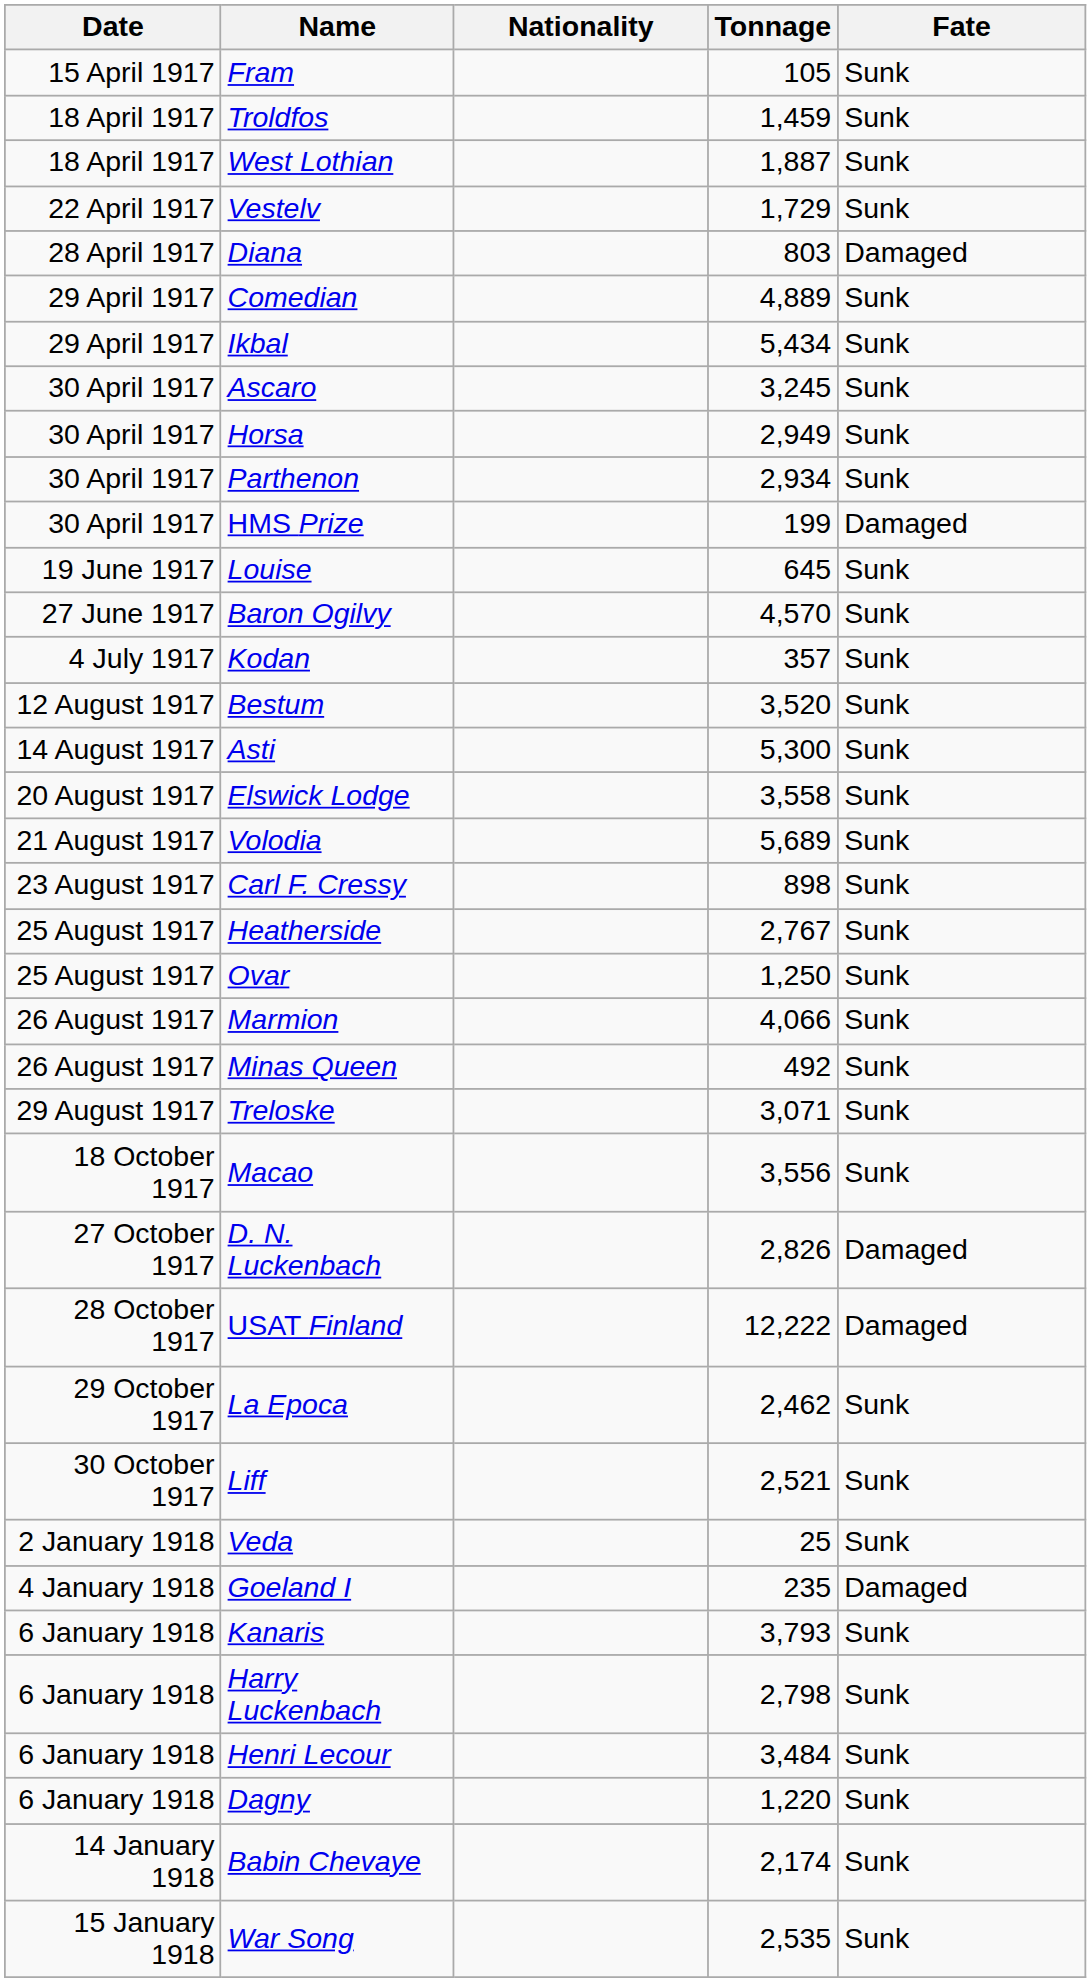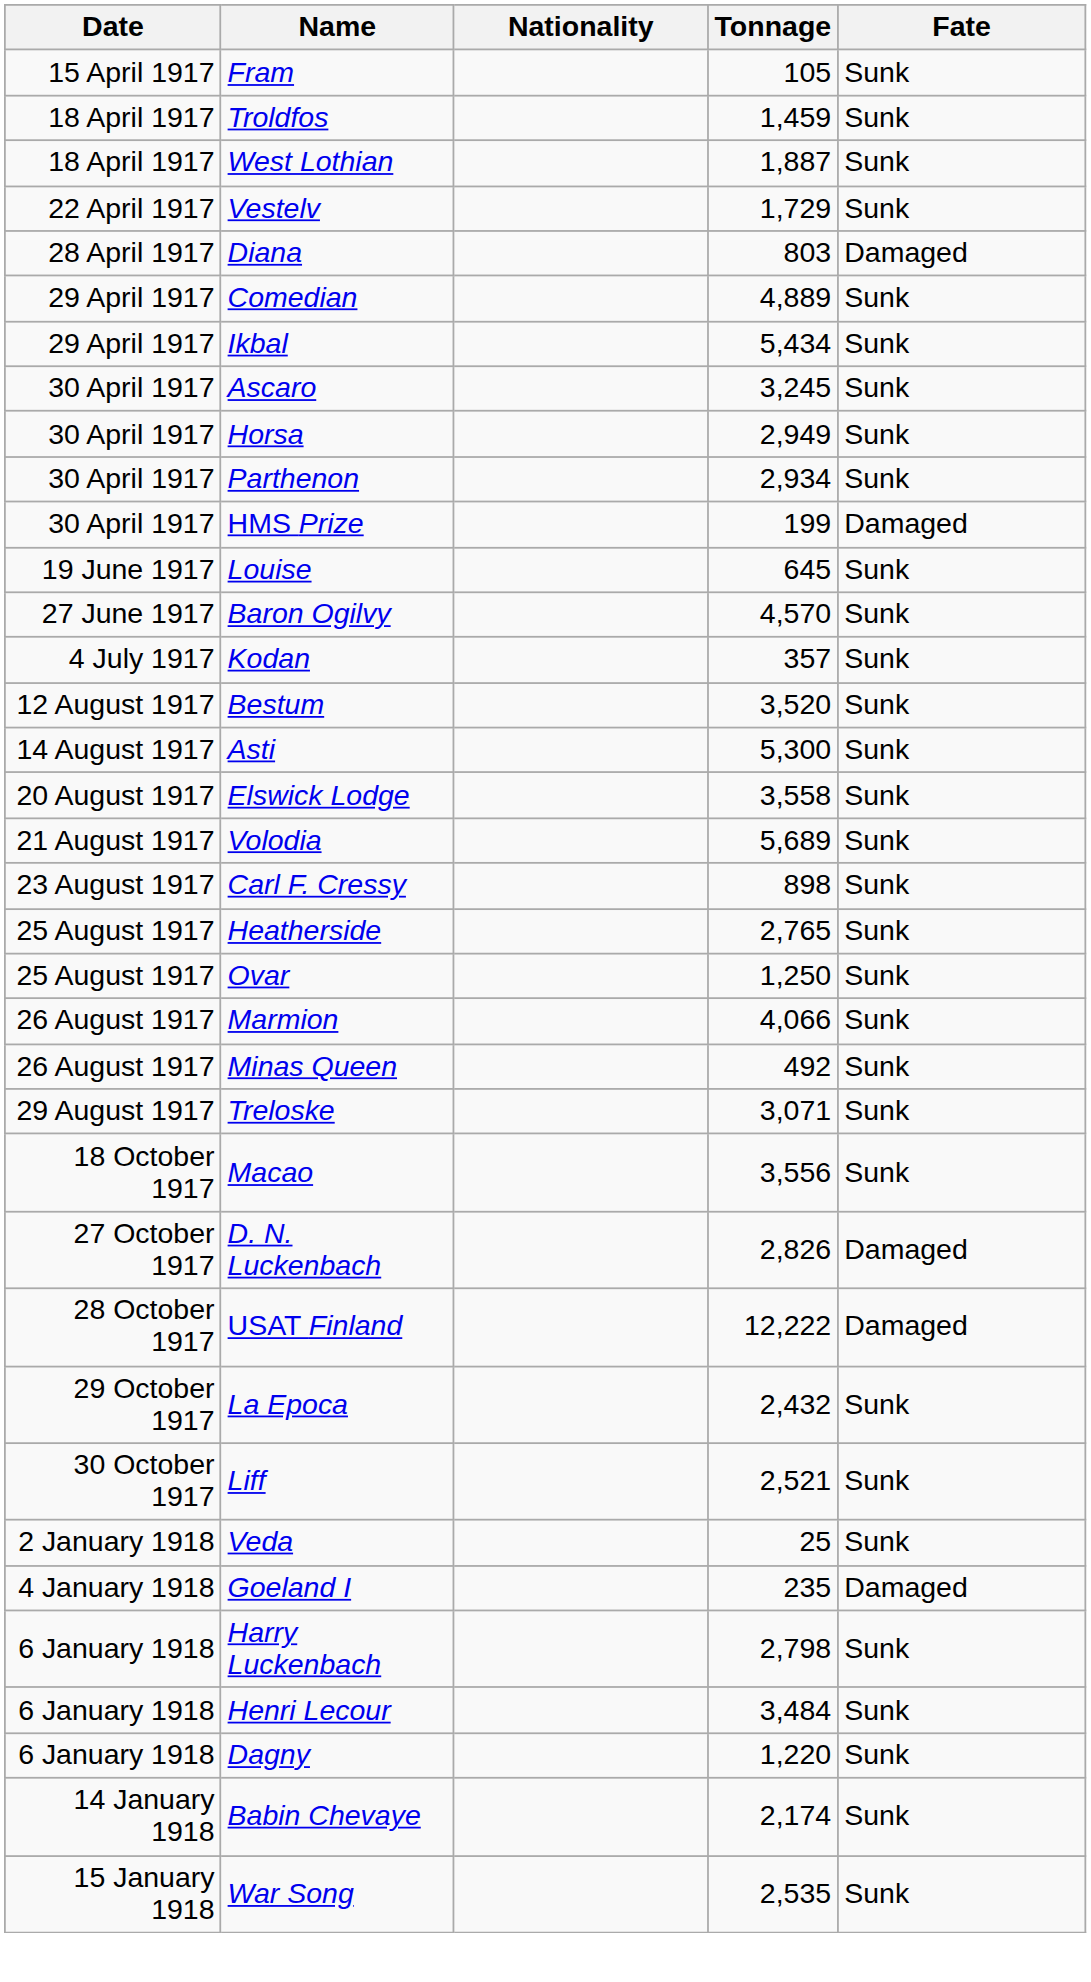(796, 930) 2,767 -> (796, 930) 2,765
(796, 1403) 2,462 -> (796, 1403) 2,432
- row: (276, 1632)
